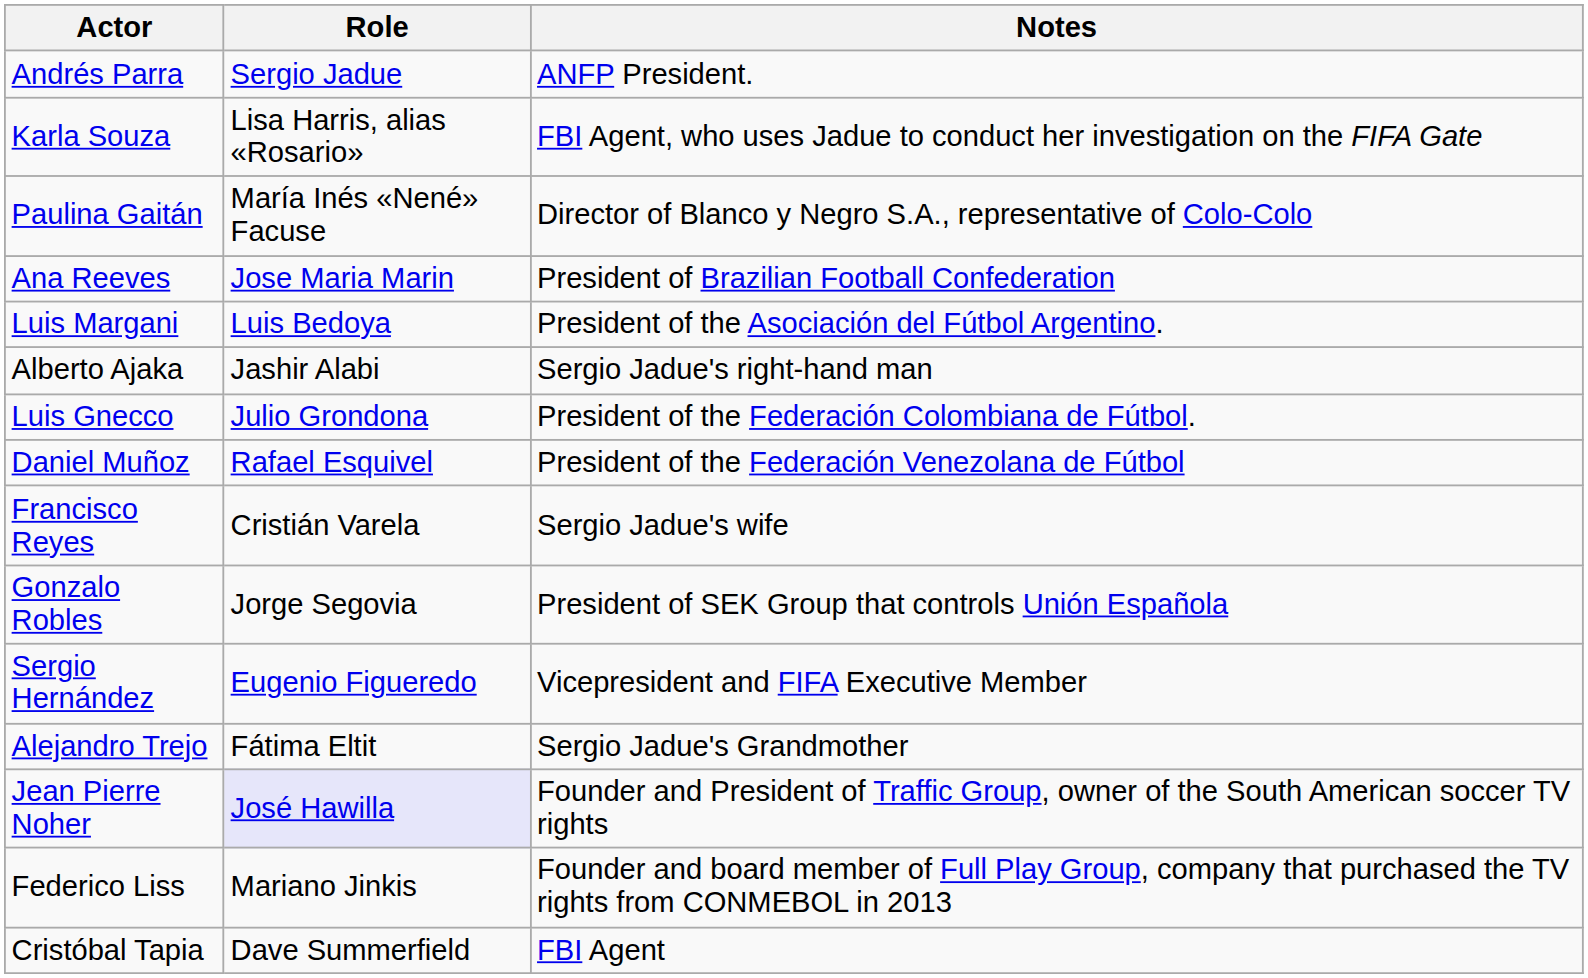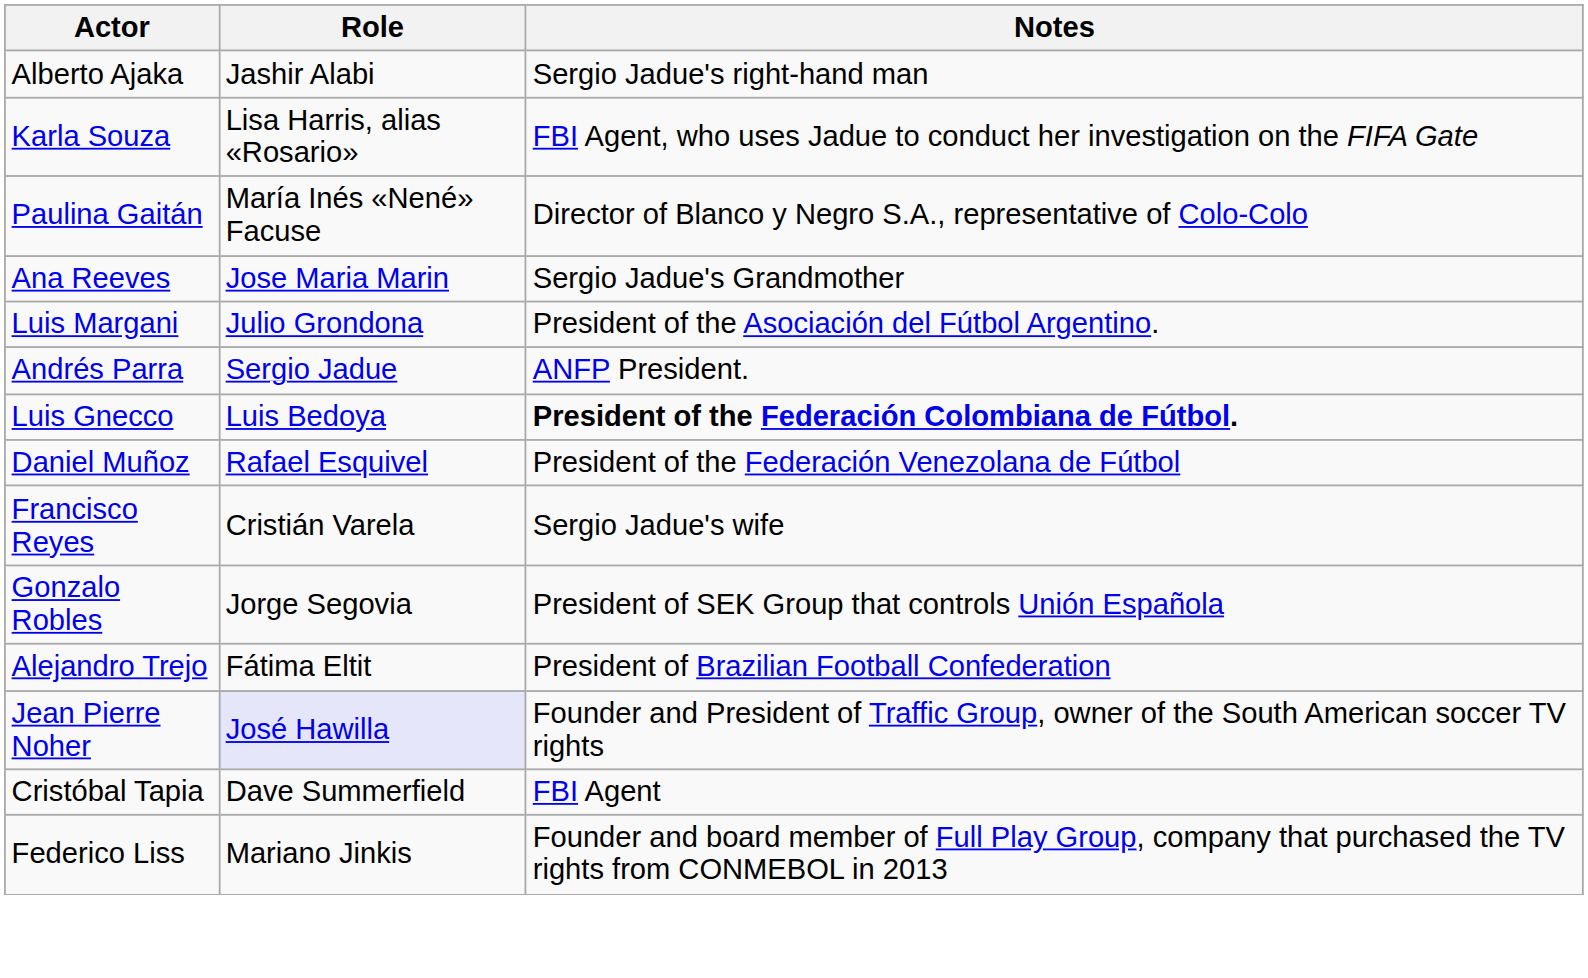rows swapped: (97, 73) <-> (97, 370)
(826, 277) President of Brazilian Football Confederation -> (718, 277) Sergio Jadue's Grandmother
(311, 324) Luis Bedoya -> (324, 324) Julio Grondona
(329, 416) Julio Grondona -> (306, 416) Luis Bedoya
(866, 416) normal -> (885, 416) bold
- row: (83, 683)
(723, 745) Sergio Jadue's Grandmother -> (822, 666) President of Brazilian Football Confederation
rows swapped: (98, 887) <-> (108, 949)
